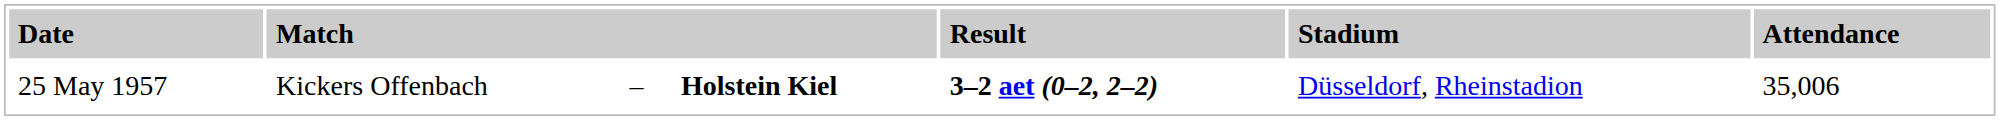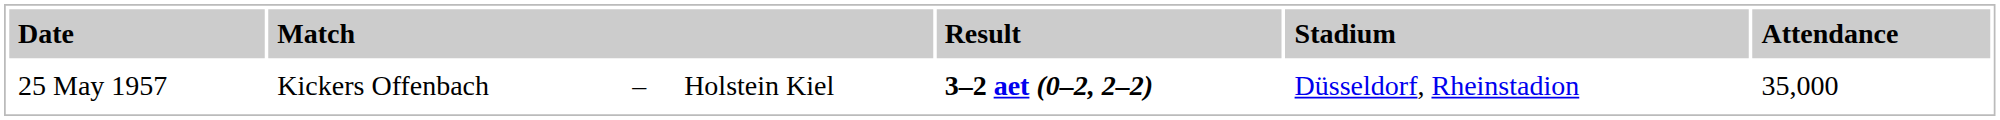(759, 85) bold -> (759, 85) normal
(1801, 85) 35,006 -> (1800, 85) 35,000
